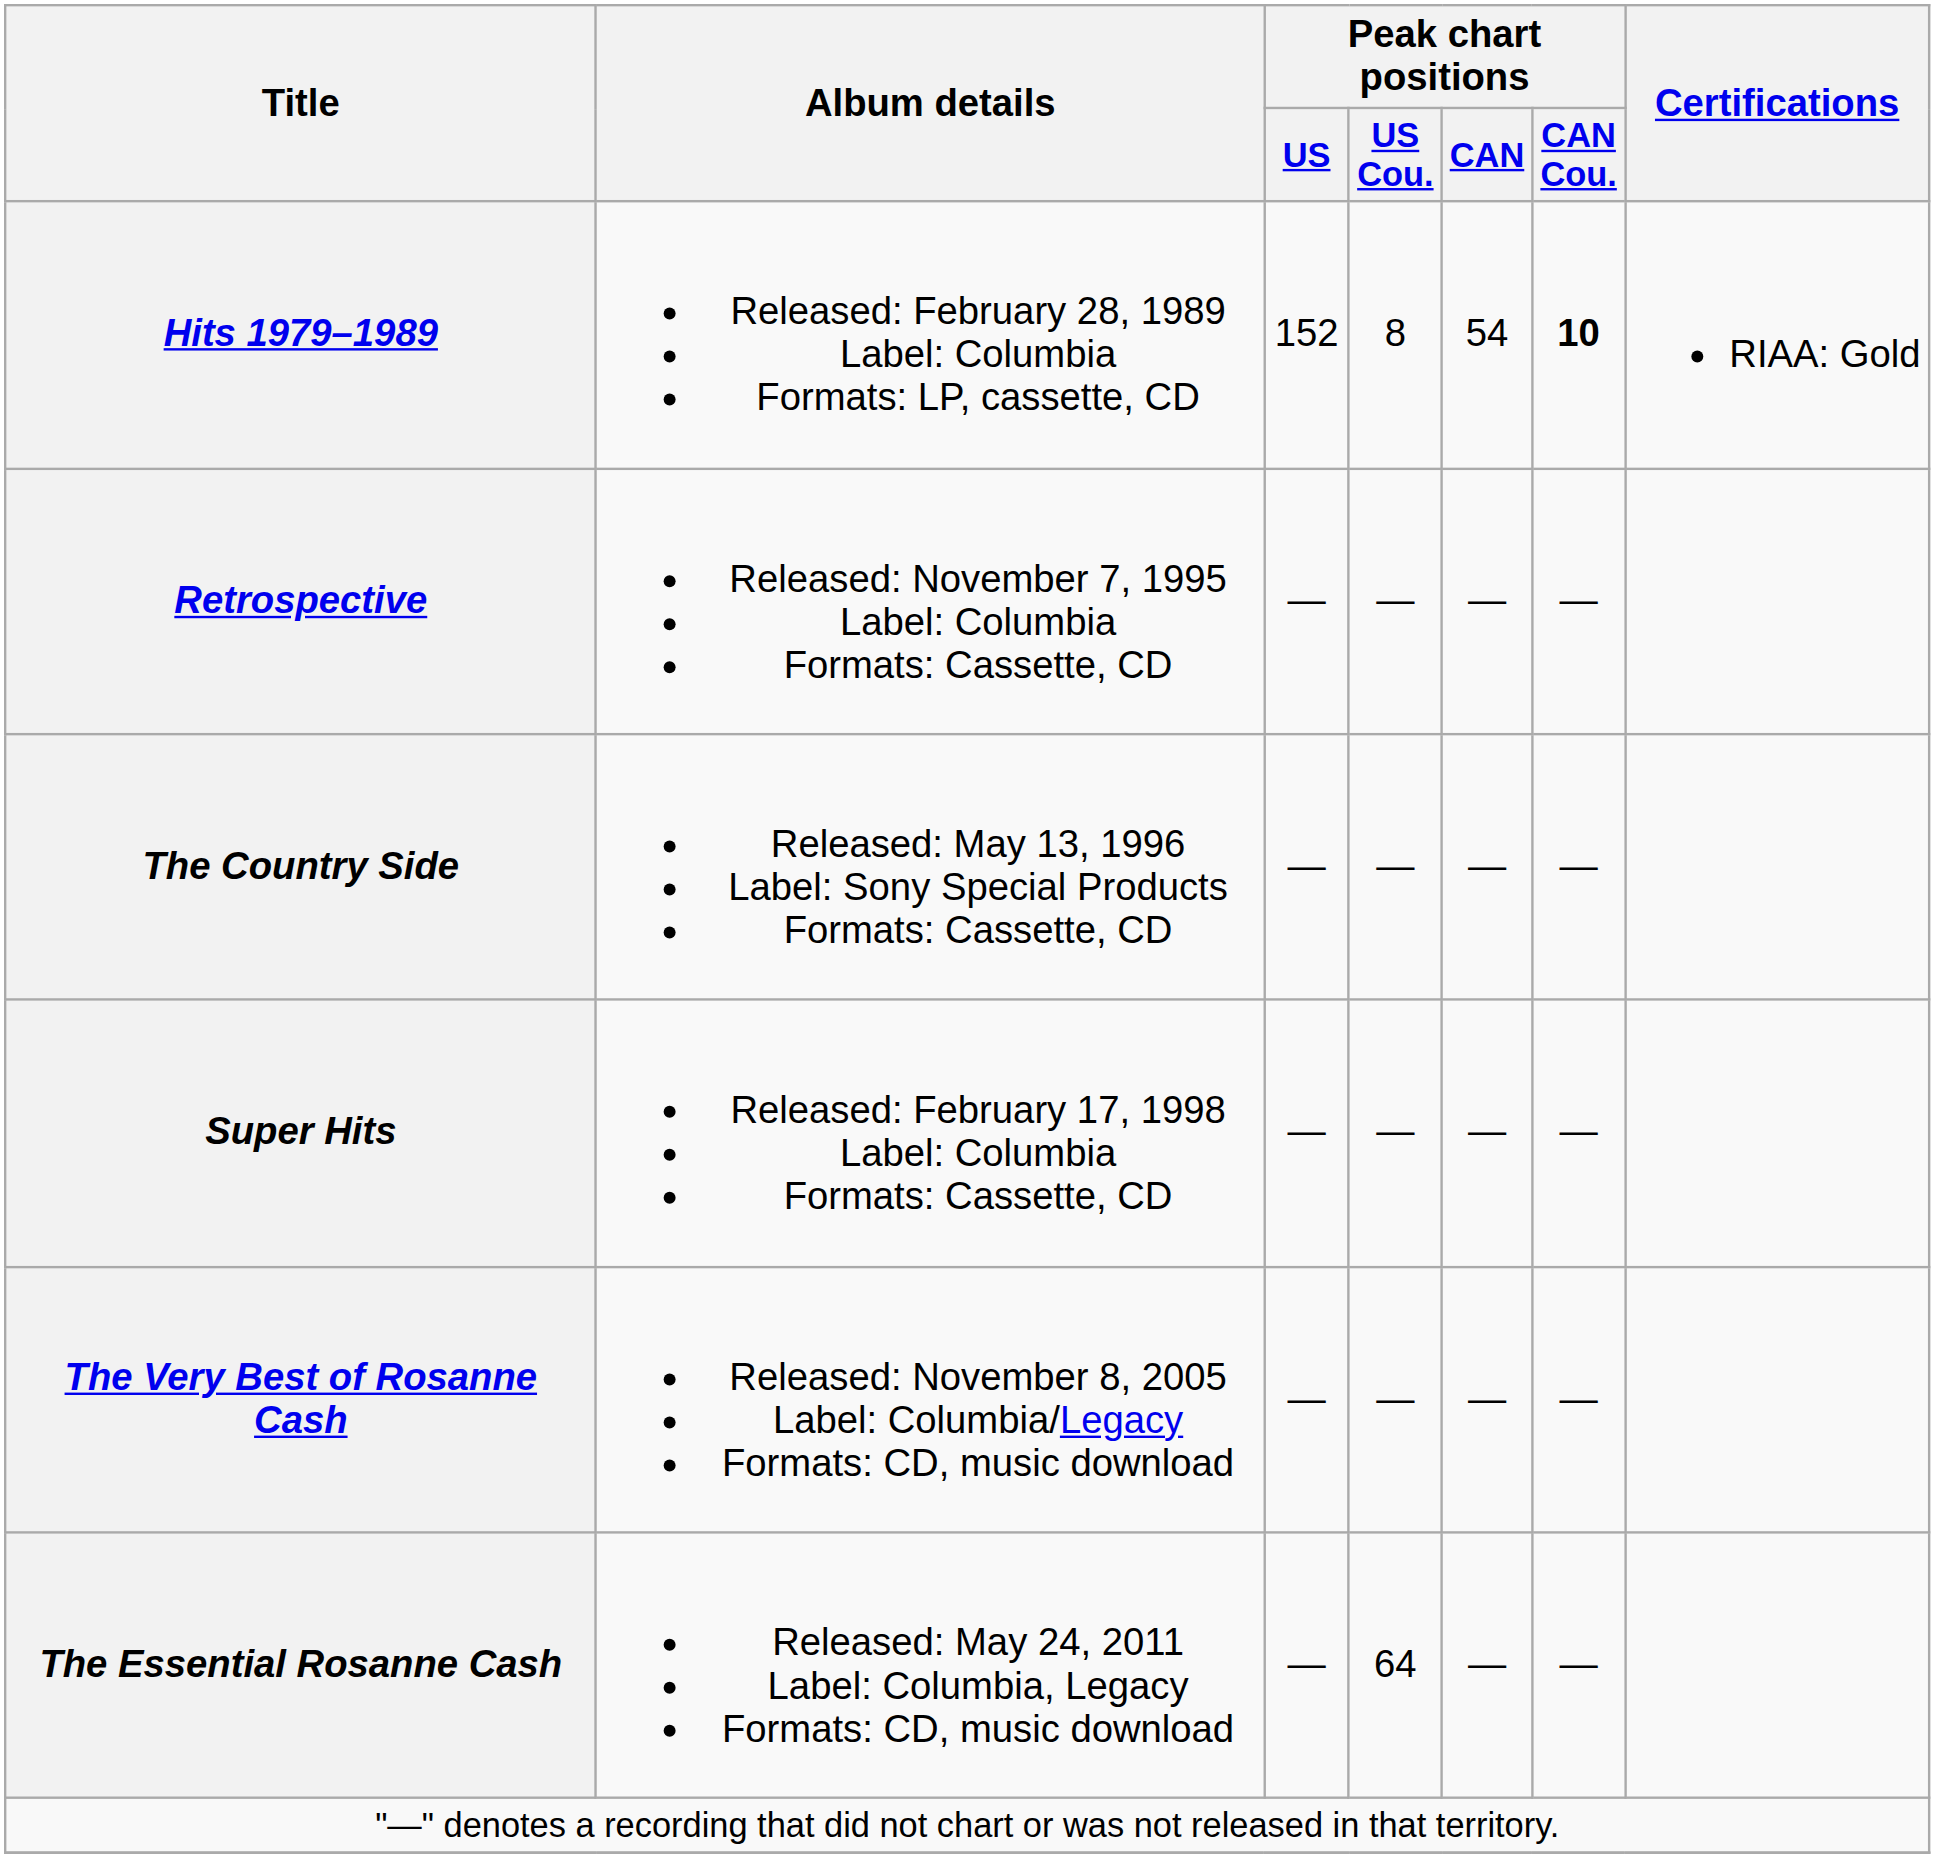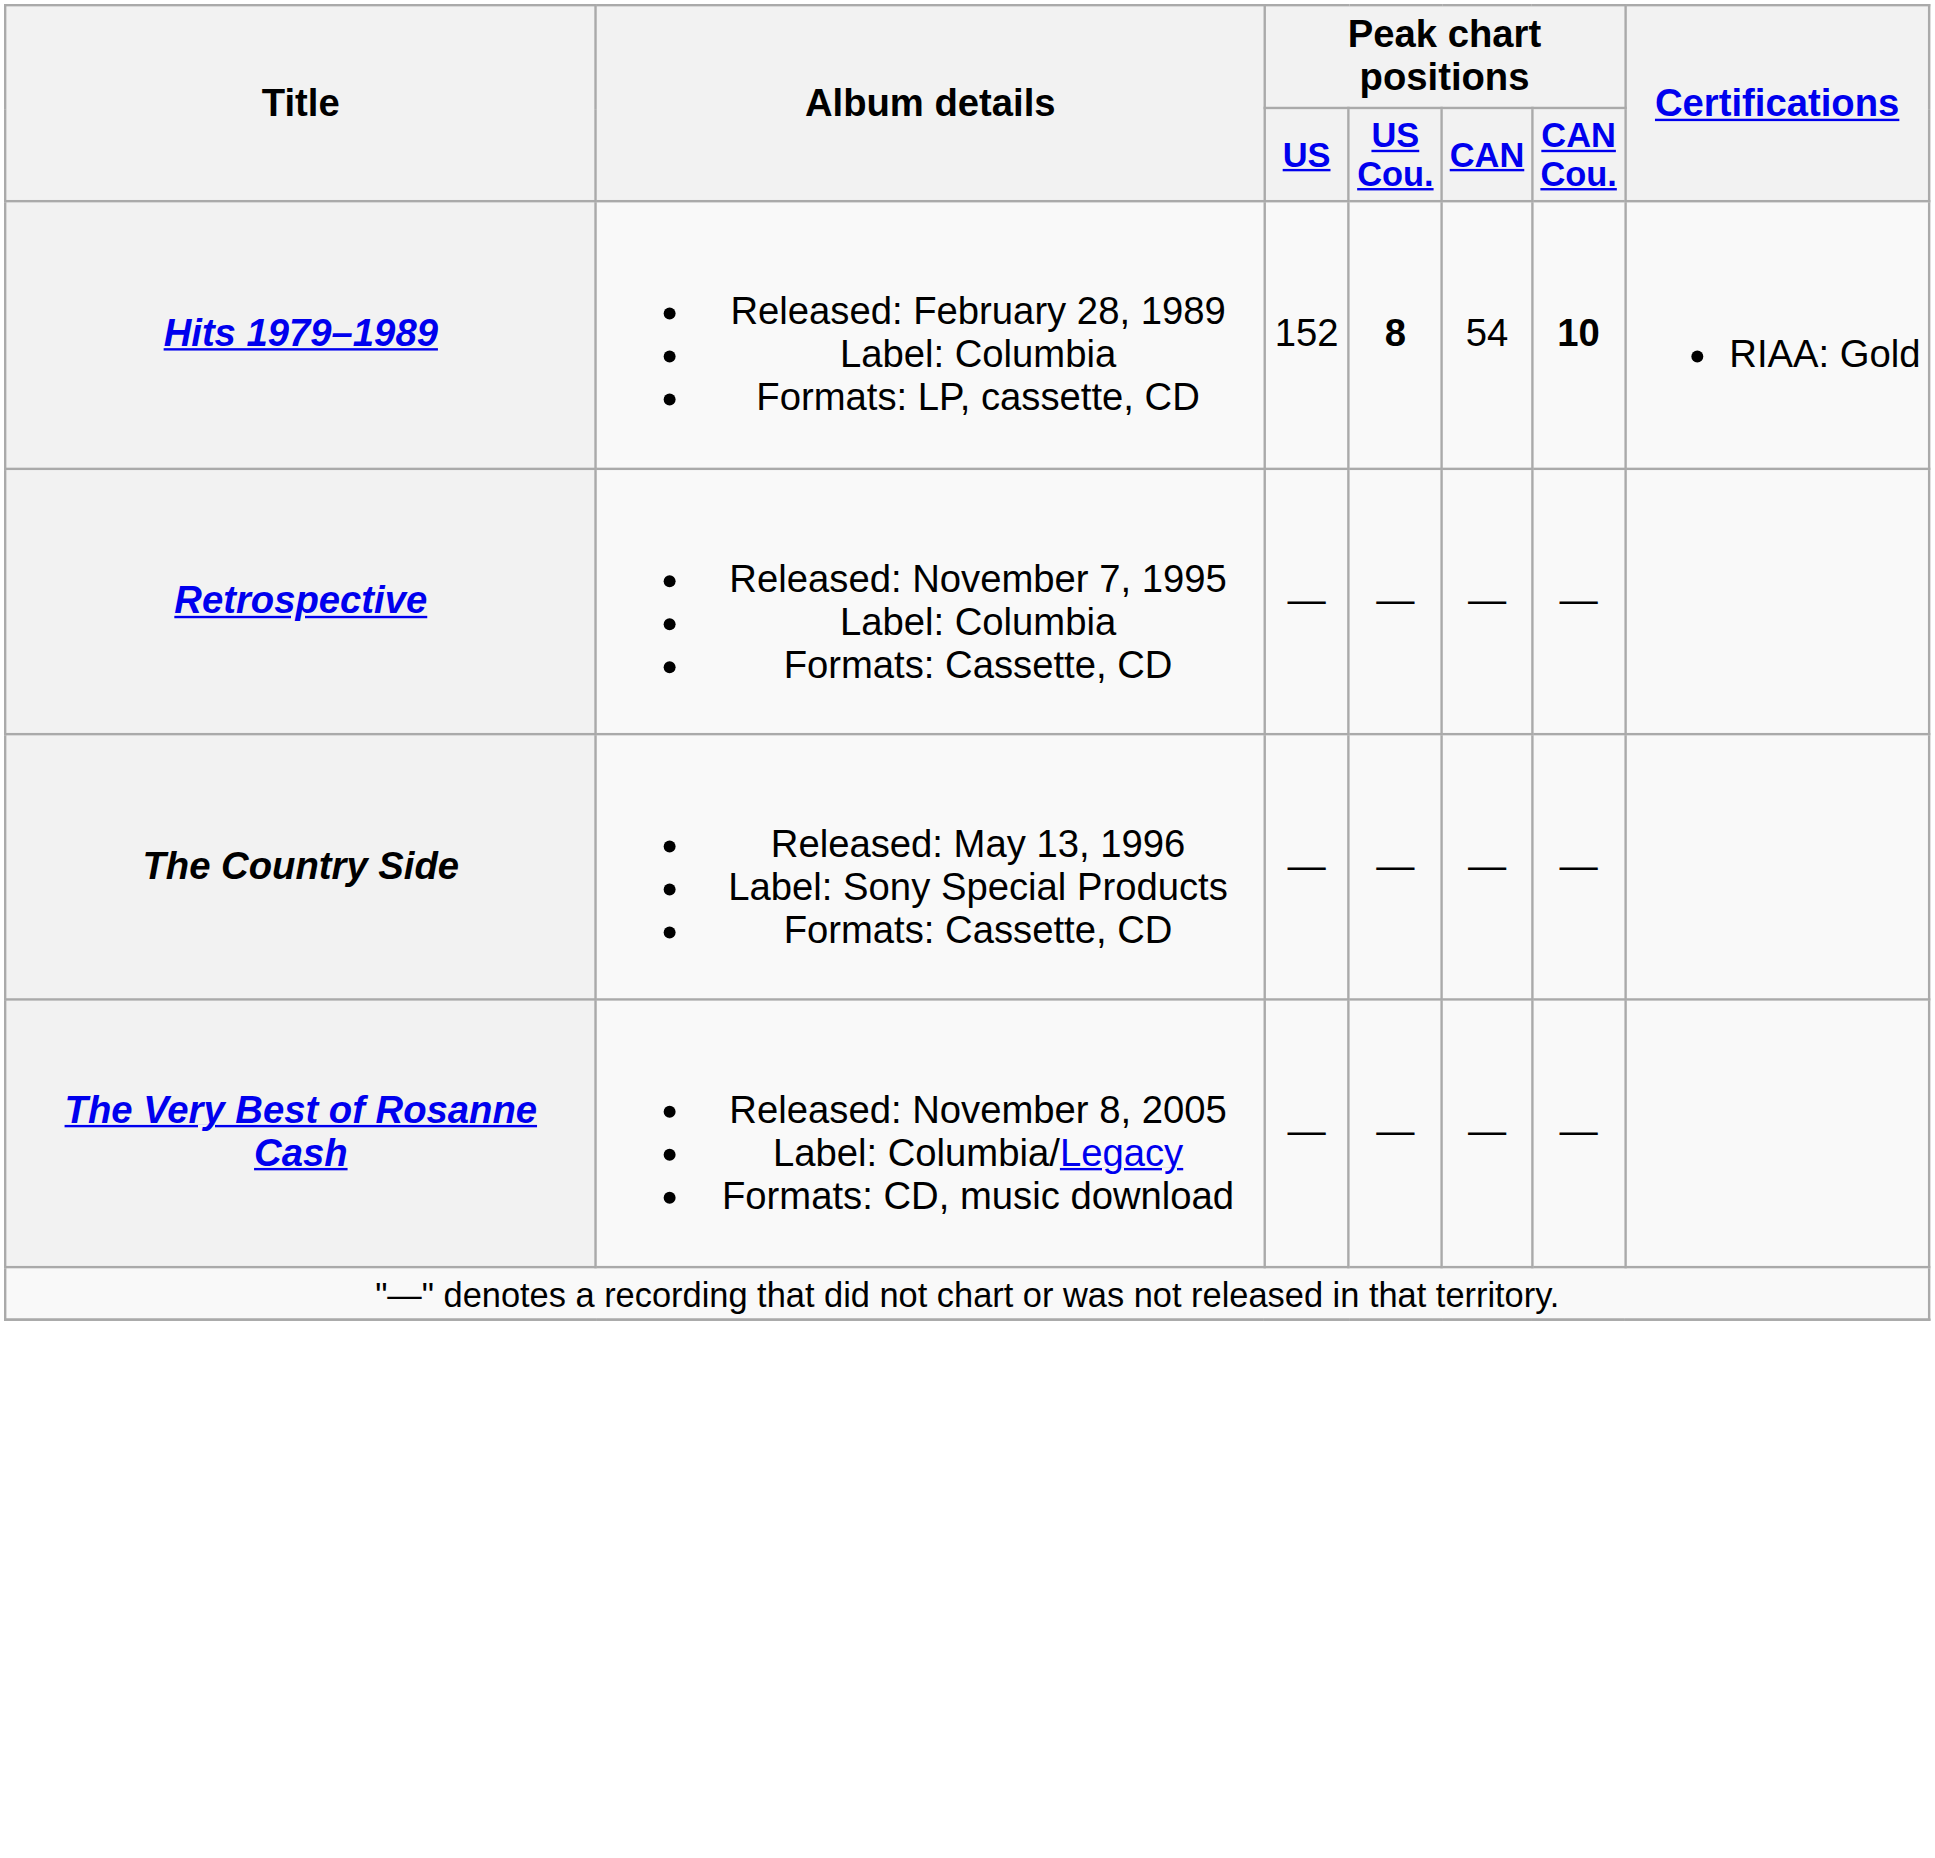(1395, 333) normal -> (1395, 333) bold
- row: (301, 1132)
- row: (301, 1664)
